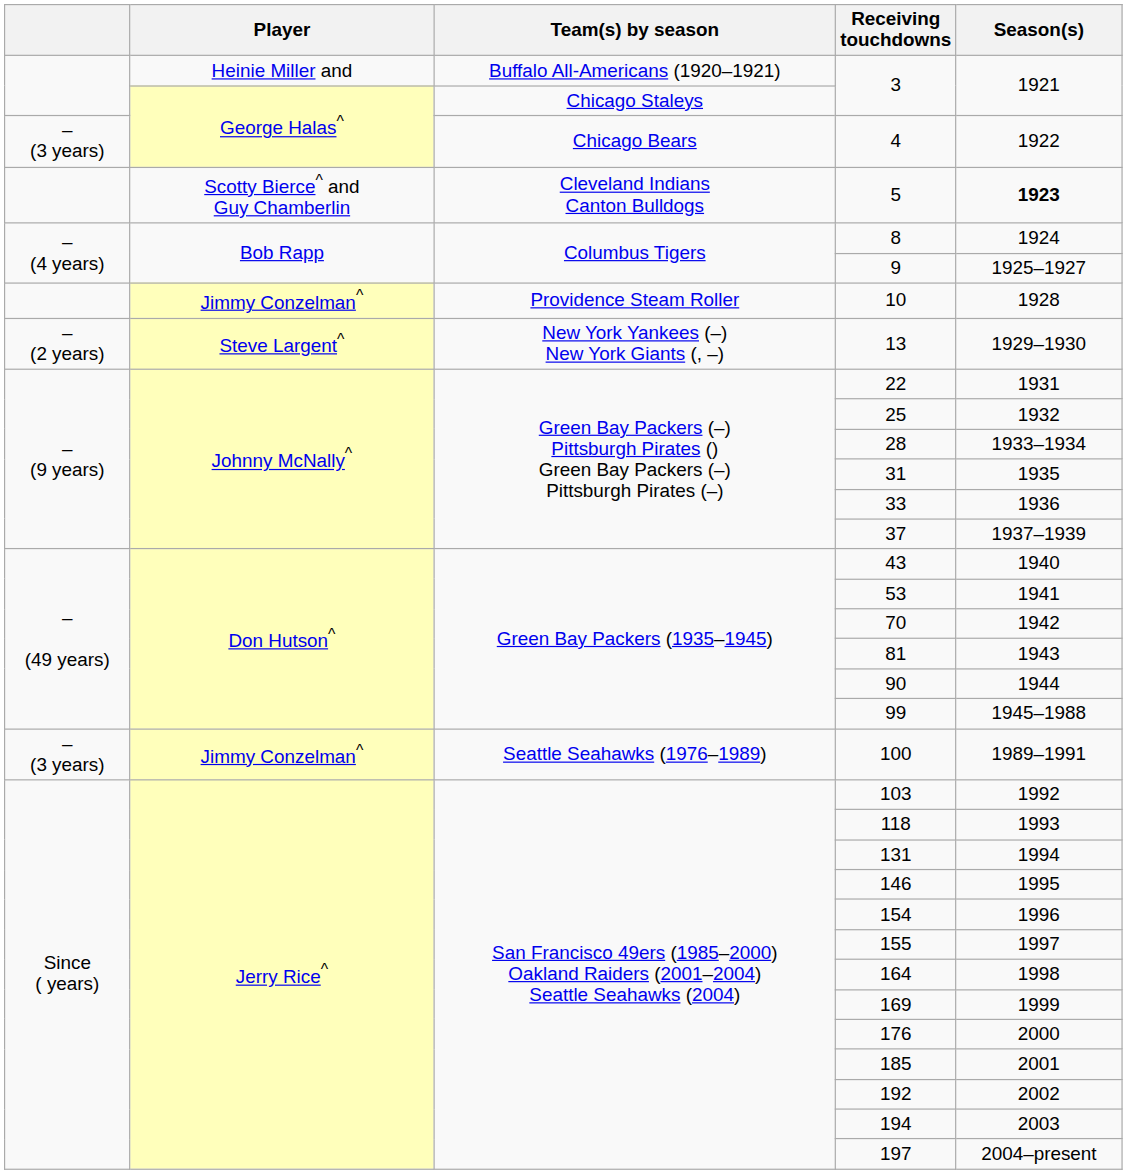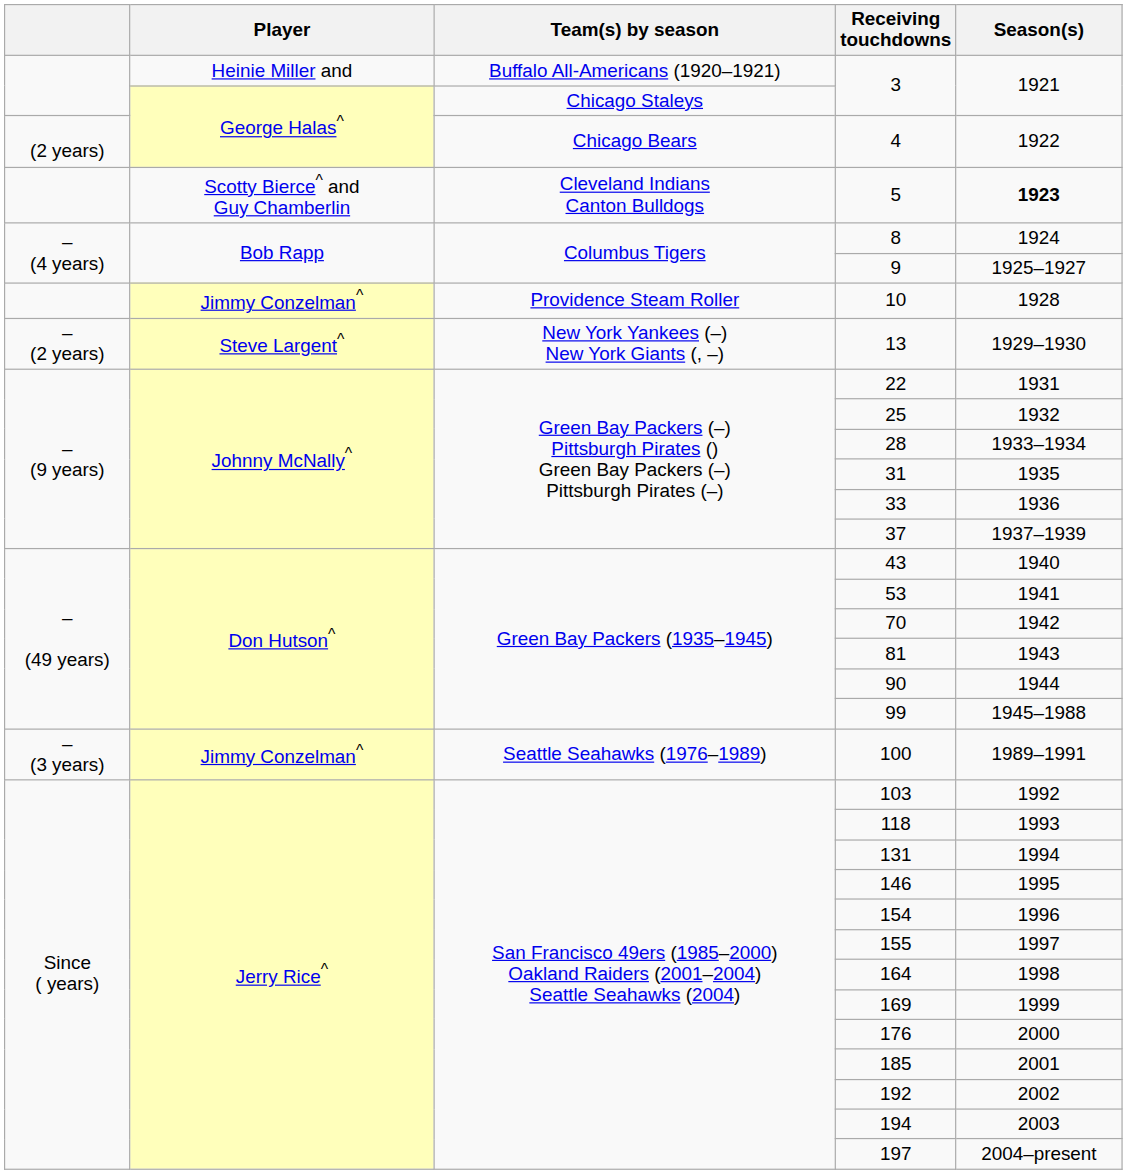(67, 141) – (3 years) -> (67, 151) (2 years)
